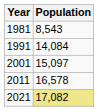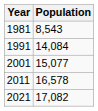(52, 64) 15,097 -> (52, 64) 15,077
(52, 98) khaki background -> (52, 98) no background
